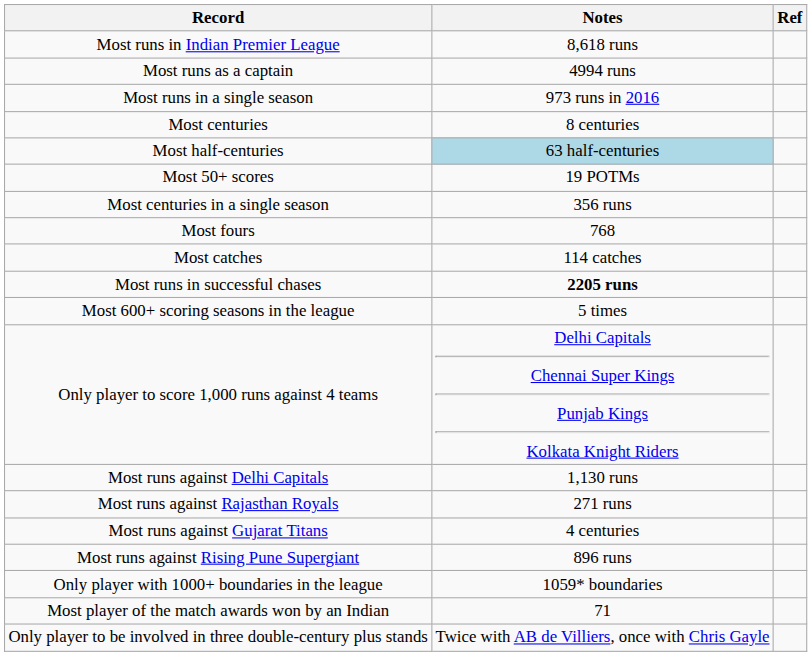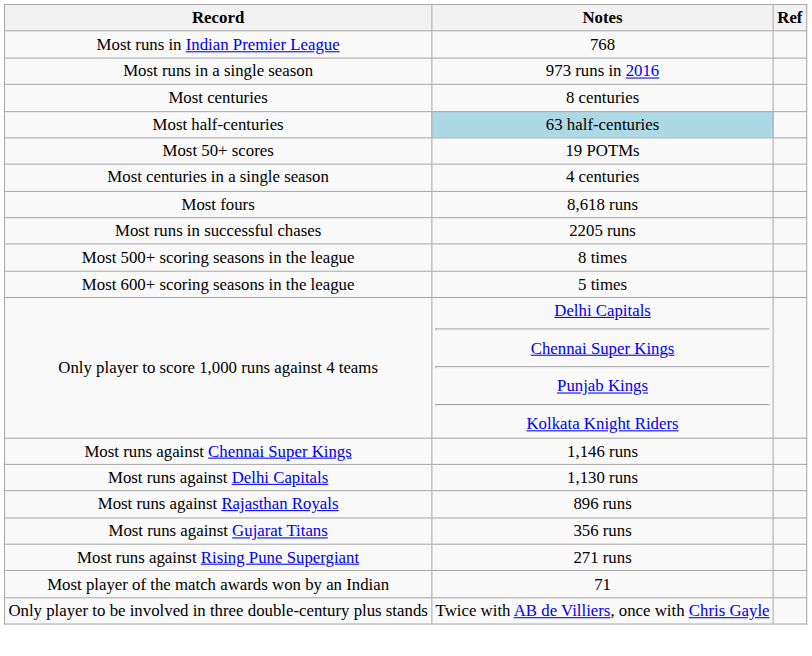(603, 44) 8,618 runs -> (603, 44) 768
- row: (218, 71)
(603, 204) 356 runs -> (603, 177) 4 centuries
(603, 230) 768 -> (603, 204) 8,618 runs
- row: (218, 257)
(603, 284) bold -> (603, 230) normal
+ row: (218, 257)
+ row: (218, 450)
(603, 504) 271 runs -> (603, 504) 896 runs
(603, 530) 4 centuries -> (603, 530) 356 runs
(603, 557) 896 runs -> (603, 557) 271 runs
- row: (218, 584)
